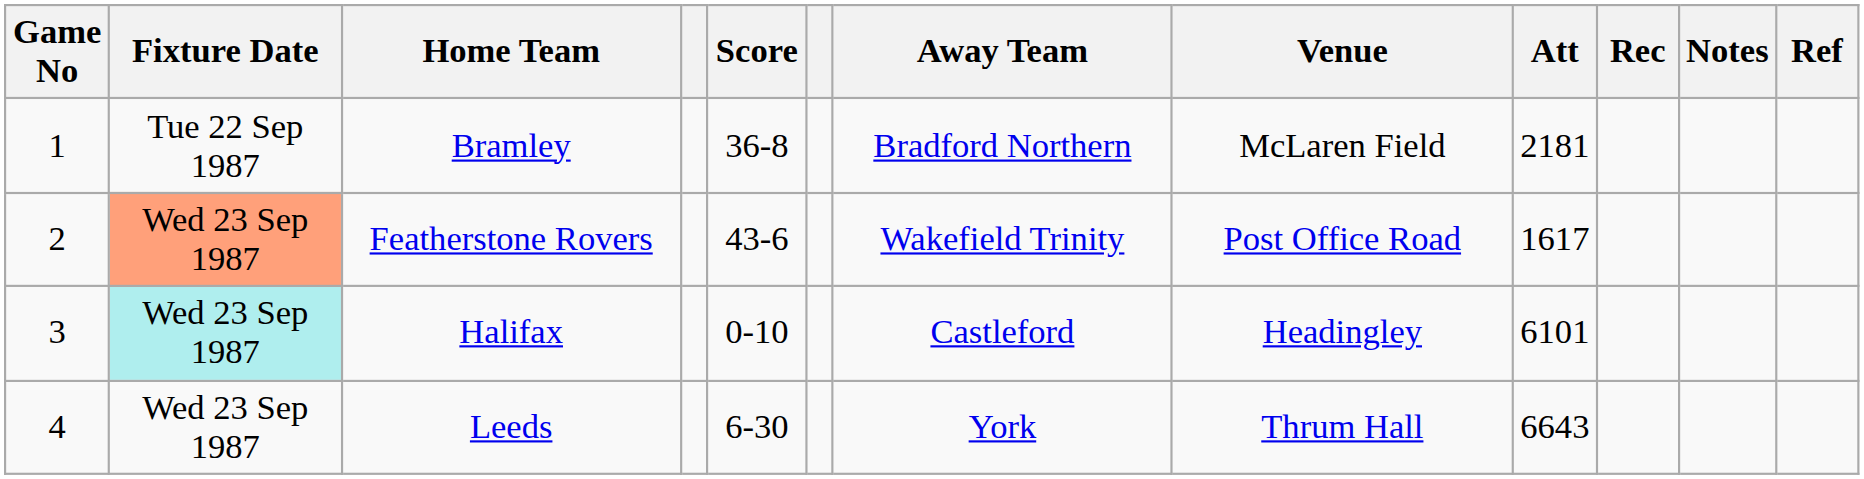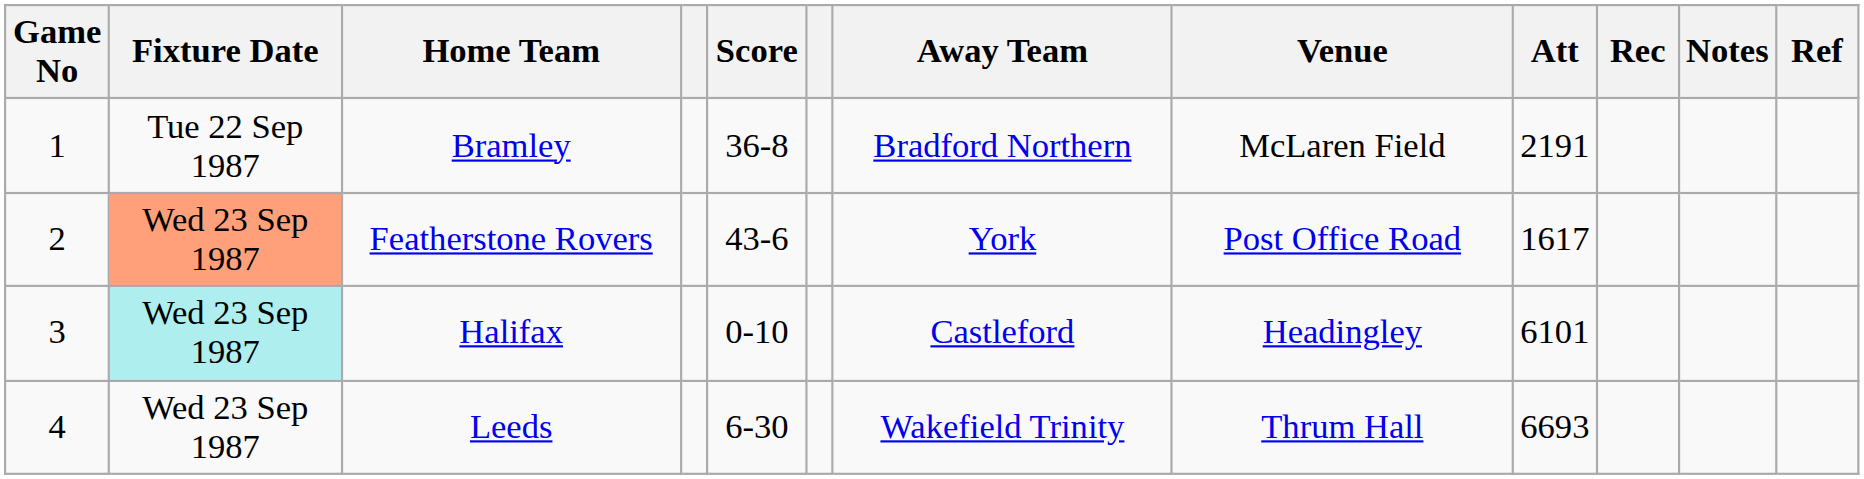(1555, 145) 2181 -> (1555, 145) 2191
(1002, 238) Wakefield Trinity -> (1002, 238) York
(1002, 426) York -> (1002, 426) Wakefield Trinity
(1555, 426) 6643 -> (1555, 426) 6693
